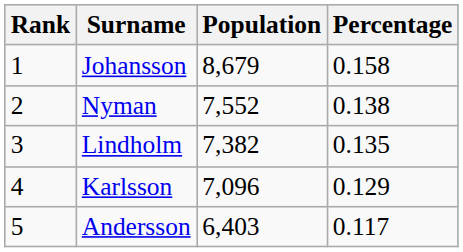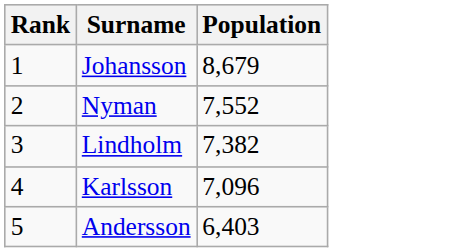- column: (393, 24)
